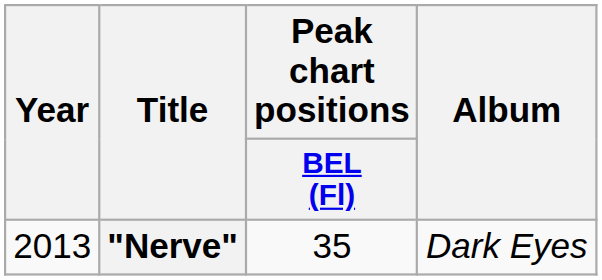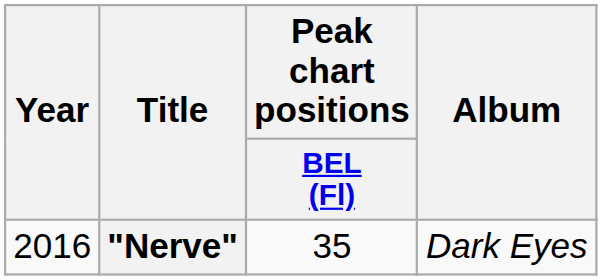(52, 246) 2013 -> (52, 246) 2016
